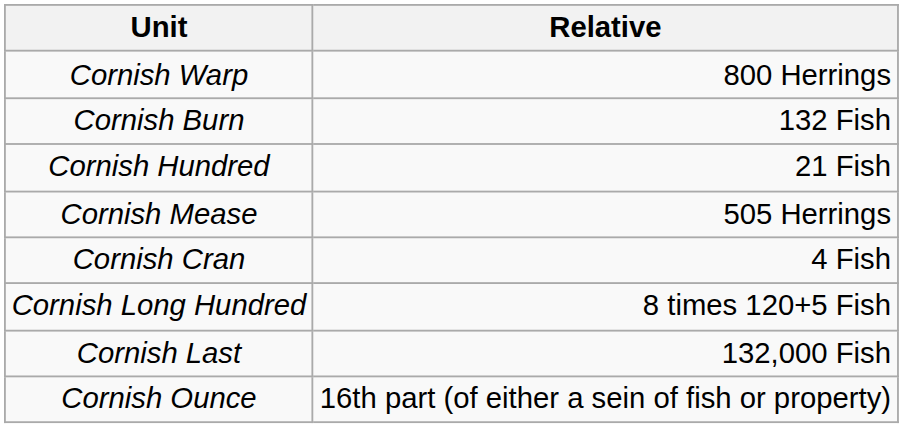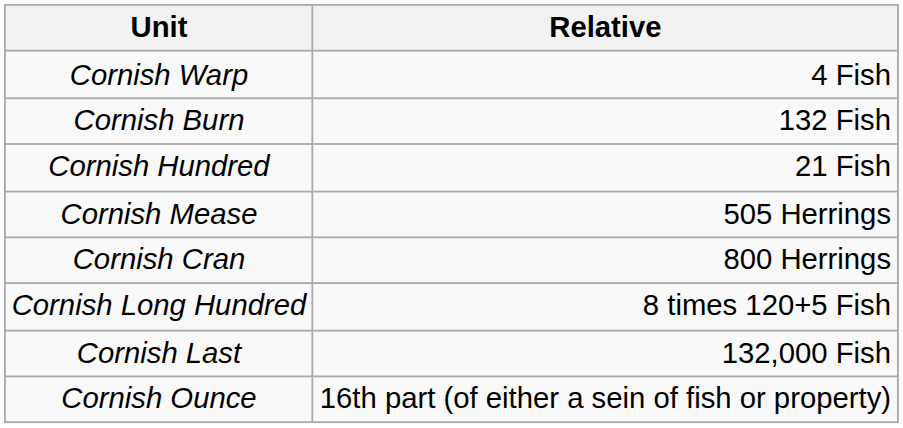(807, 74) 800 Herrings -> (851, 74) 4 Fish
(851, 259) 4 Fish -> (807, 259) 800 Herrings
